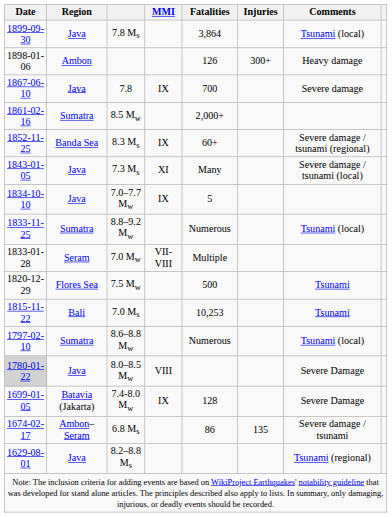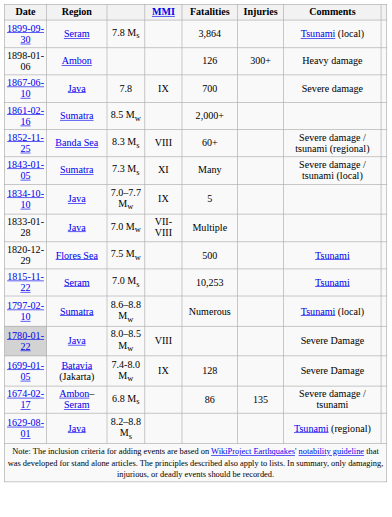(77, 34) Java -> (77, 34) Seram
(163, 143) IX -> (163, 143) VIII
(77, 170) Java -> (77, 170) Sumatra
- row: (126, 229)
(77, 258) Seram -> (77, 228) Java
(77, 312) Bali -> (77, 282) Seram
